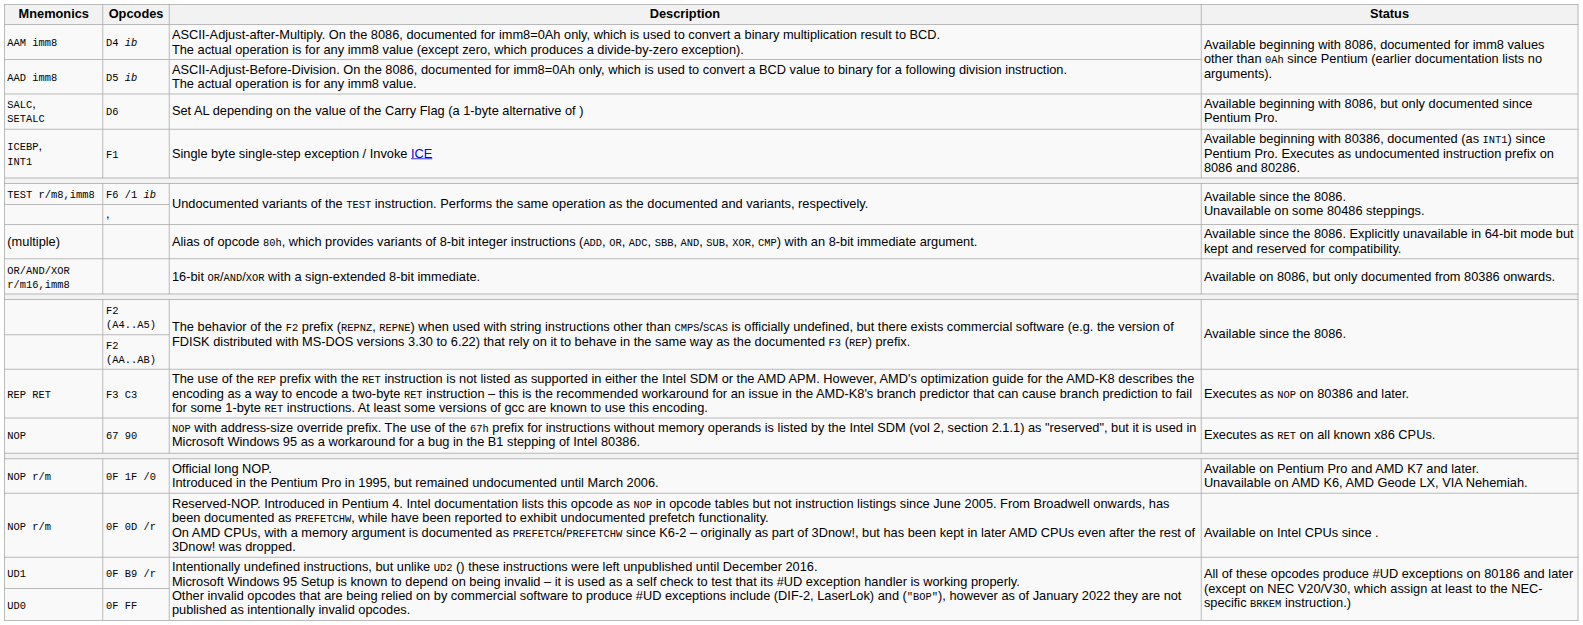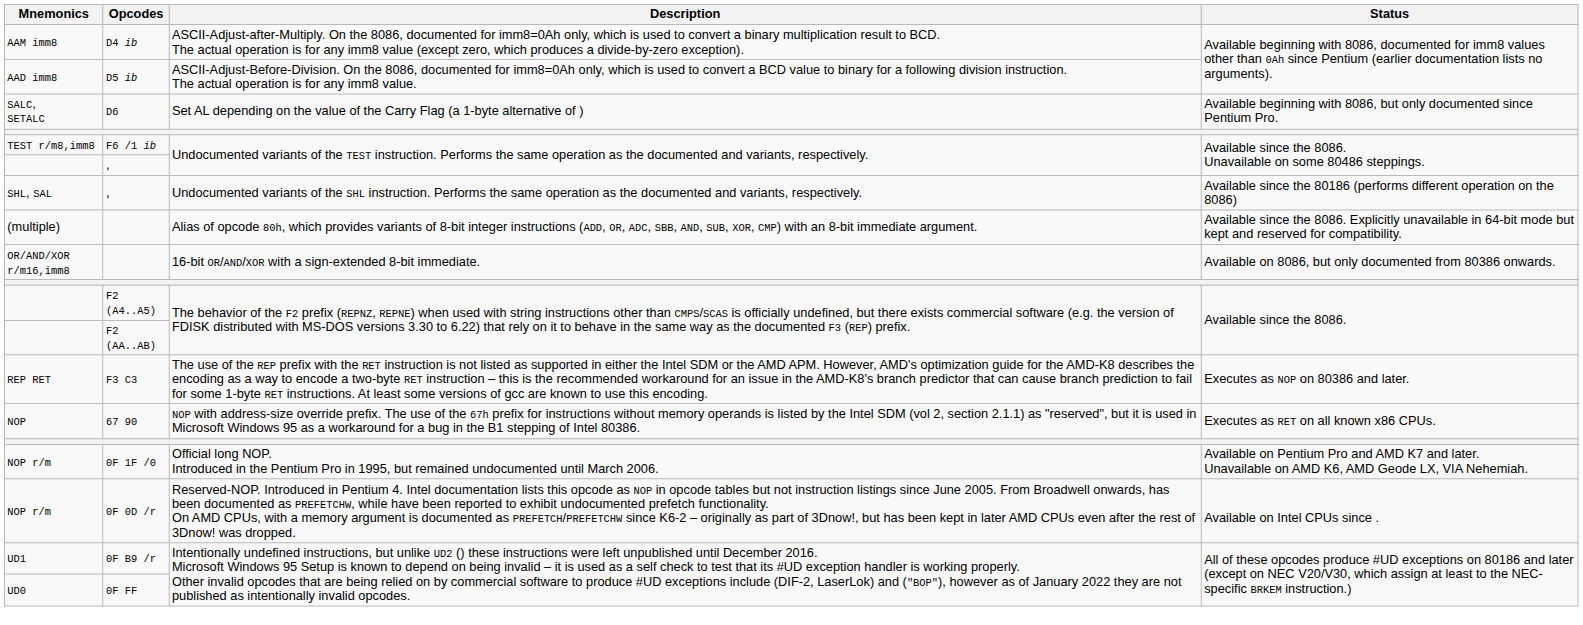- row: (25, 153)
+ row: (30, 193)
